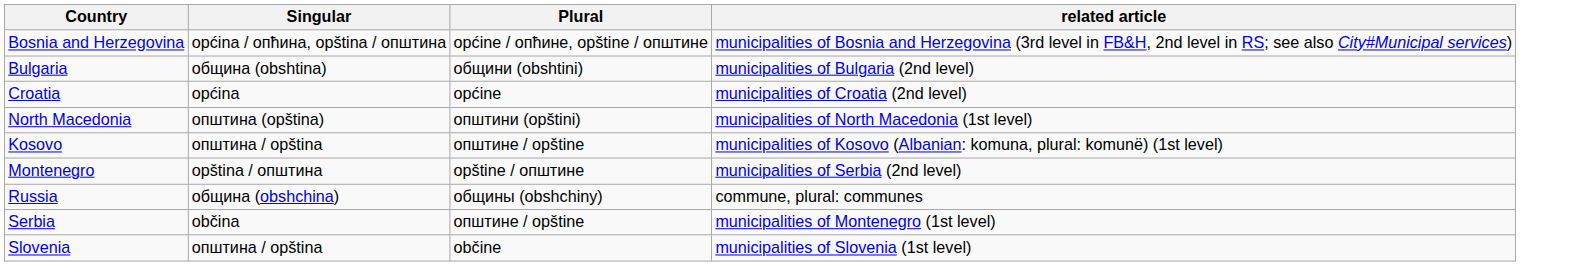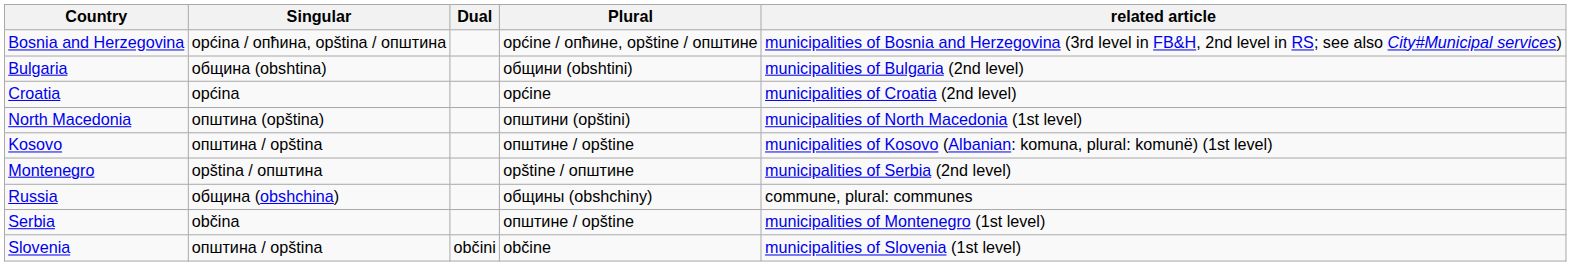+ column: (475, 17)
